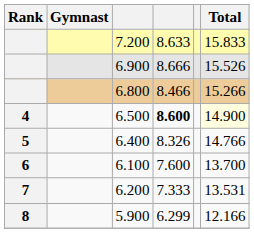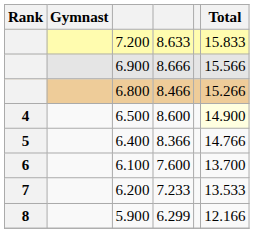(225, 66) 15.526 -> (225, 66) 15.566
(173, 116) bold -> (173, 116) normal
(173, 141) 8.326 -> (173, 141) 8.366
(173, 190) 7.333 -> (173, 190) 7.233
(225, 190) 13.531 -> (225, 190) 13.533
